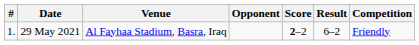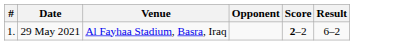- column: (382, 13)
